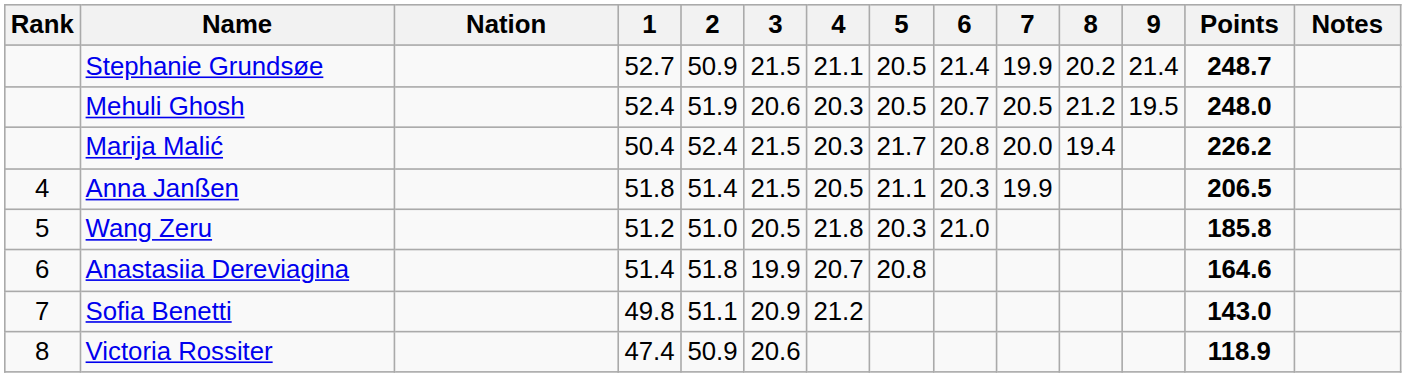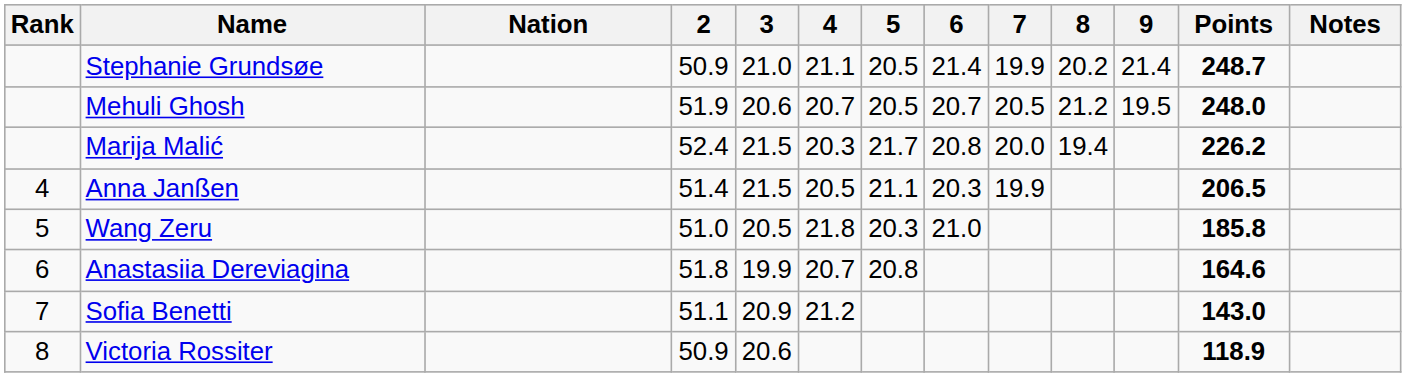- column: (649, 24)
(775, 65) 21.5 -> (767, 65) 21.0
(838, 106) 20.3 -> (830, 106) 20.7
